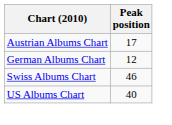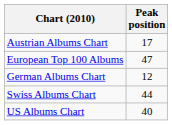+ row: (65, 59)
(131, 77) 46 -> (147, 94) 44
